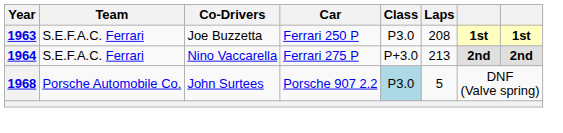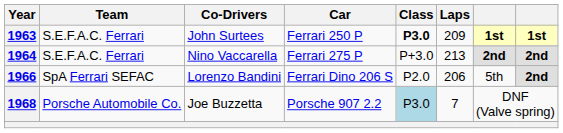(225, 36) Joe Buzzetta -> (226, 36) John Surtees
(401, 36) normal -> (416, 36) bold
(439, 36) 208 -> (455, 36) 209
+ row: (22, 77)
(226, 84) John Surtees -> (225, 104) Joe Buzzetta
(439, 84) 5 -> (455, 104) 7
